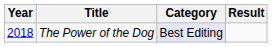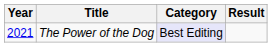(20, 32) 2018 -> (20, 32) 2021
